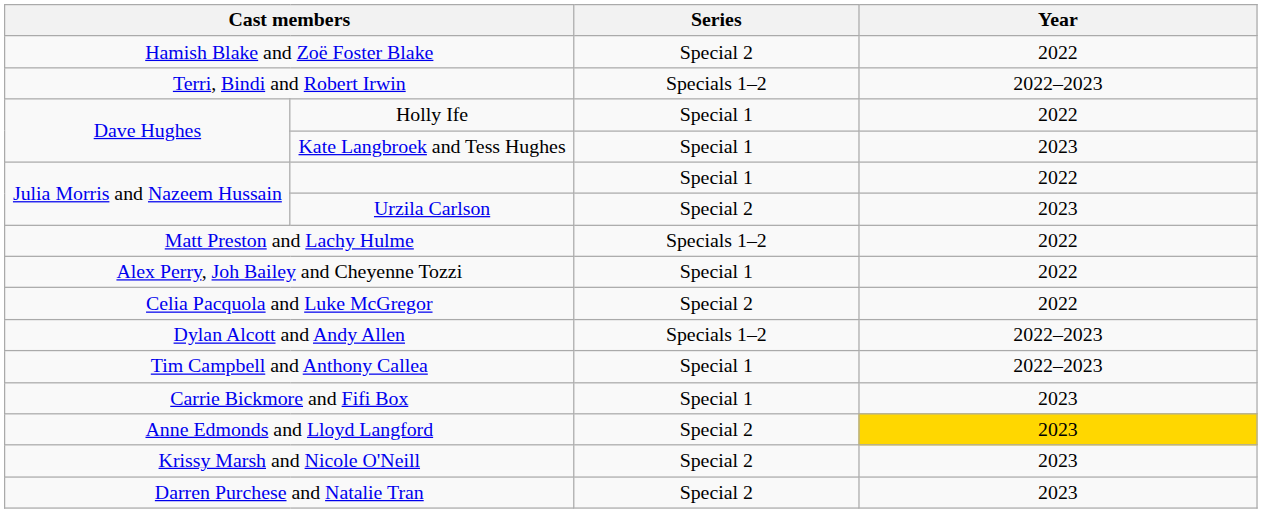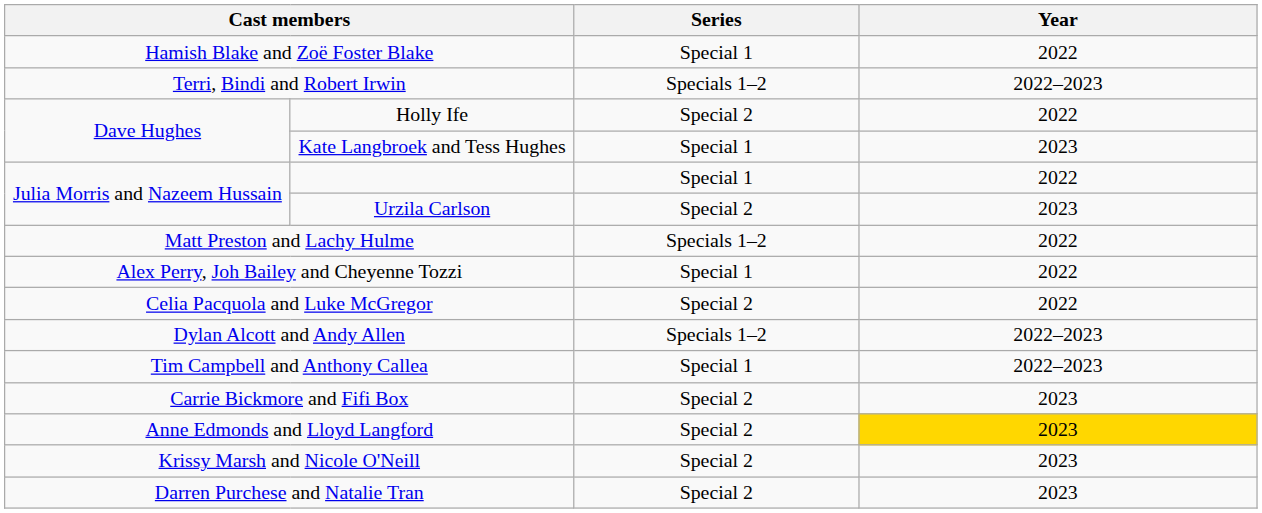(716, 51) Special 2 -> (716, 51) Special 1
(716, 114) Special 1 -> (716, 114) Special 2
(716, 397) Special 1 -> (716, 397) Special 2
